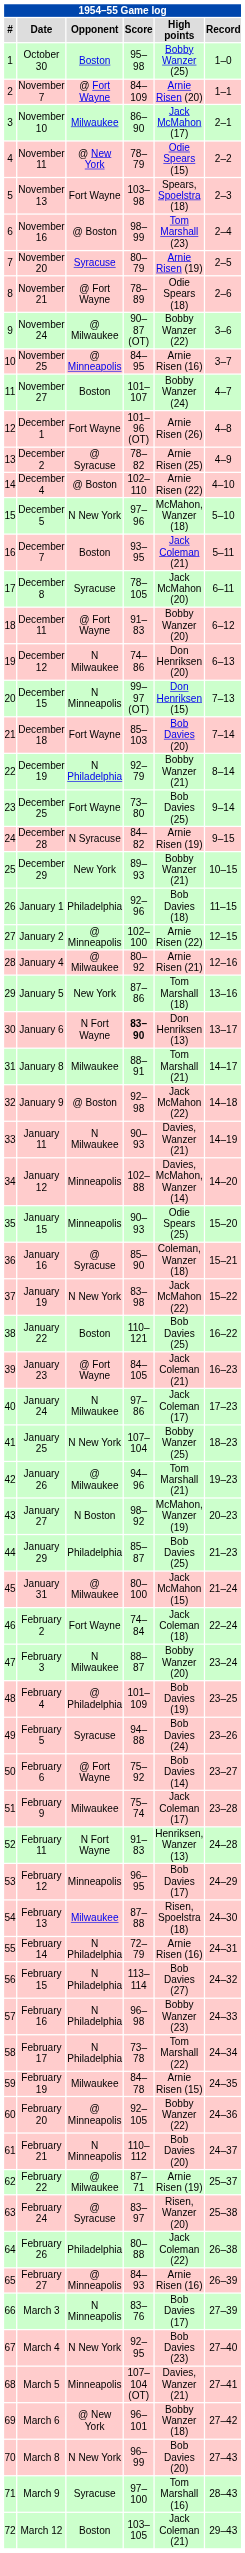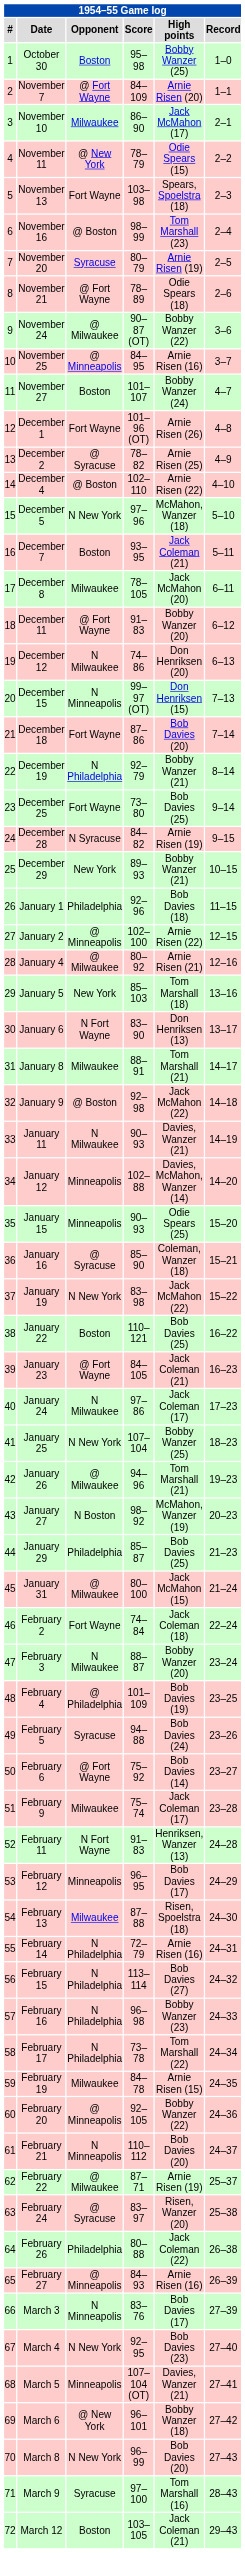(95, 589) Syracuse -> (95, 589) Milwaukee
(139, 735) 85–103 -> (139, 735) 87–86
(139, 993) 87–86 -> (139, 993) 85–103
(139, 1030) bold -> (139, 1030) normal
